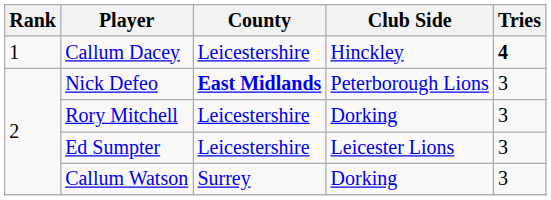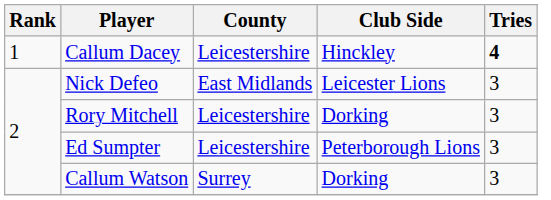(259, 83) bold -> (255, 83) normal
(410, 83) Peterborough Lions -> (384, 83) Leicester Lions
(392, 147) Leicester Lions -> (401, 147) Peterborough Lions
